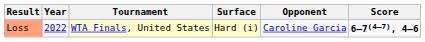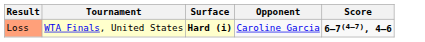- column: (55, 12)
(236, 28) normal -> (210, 28) bold
